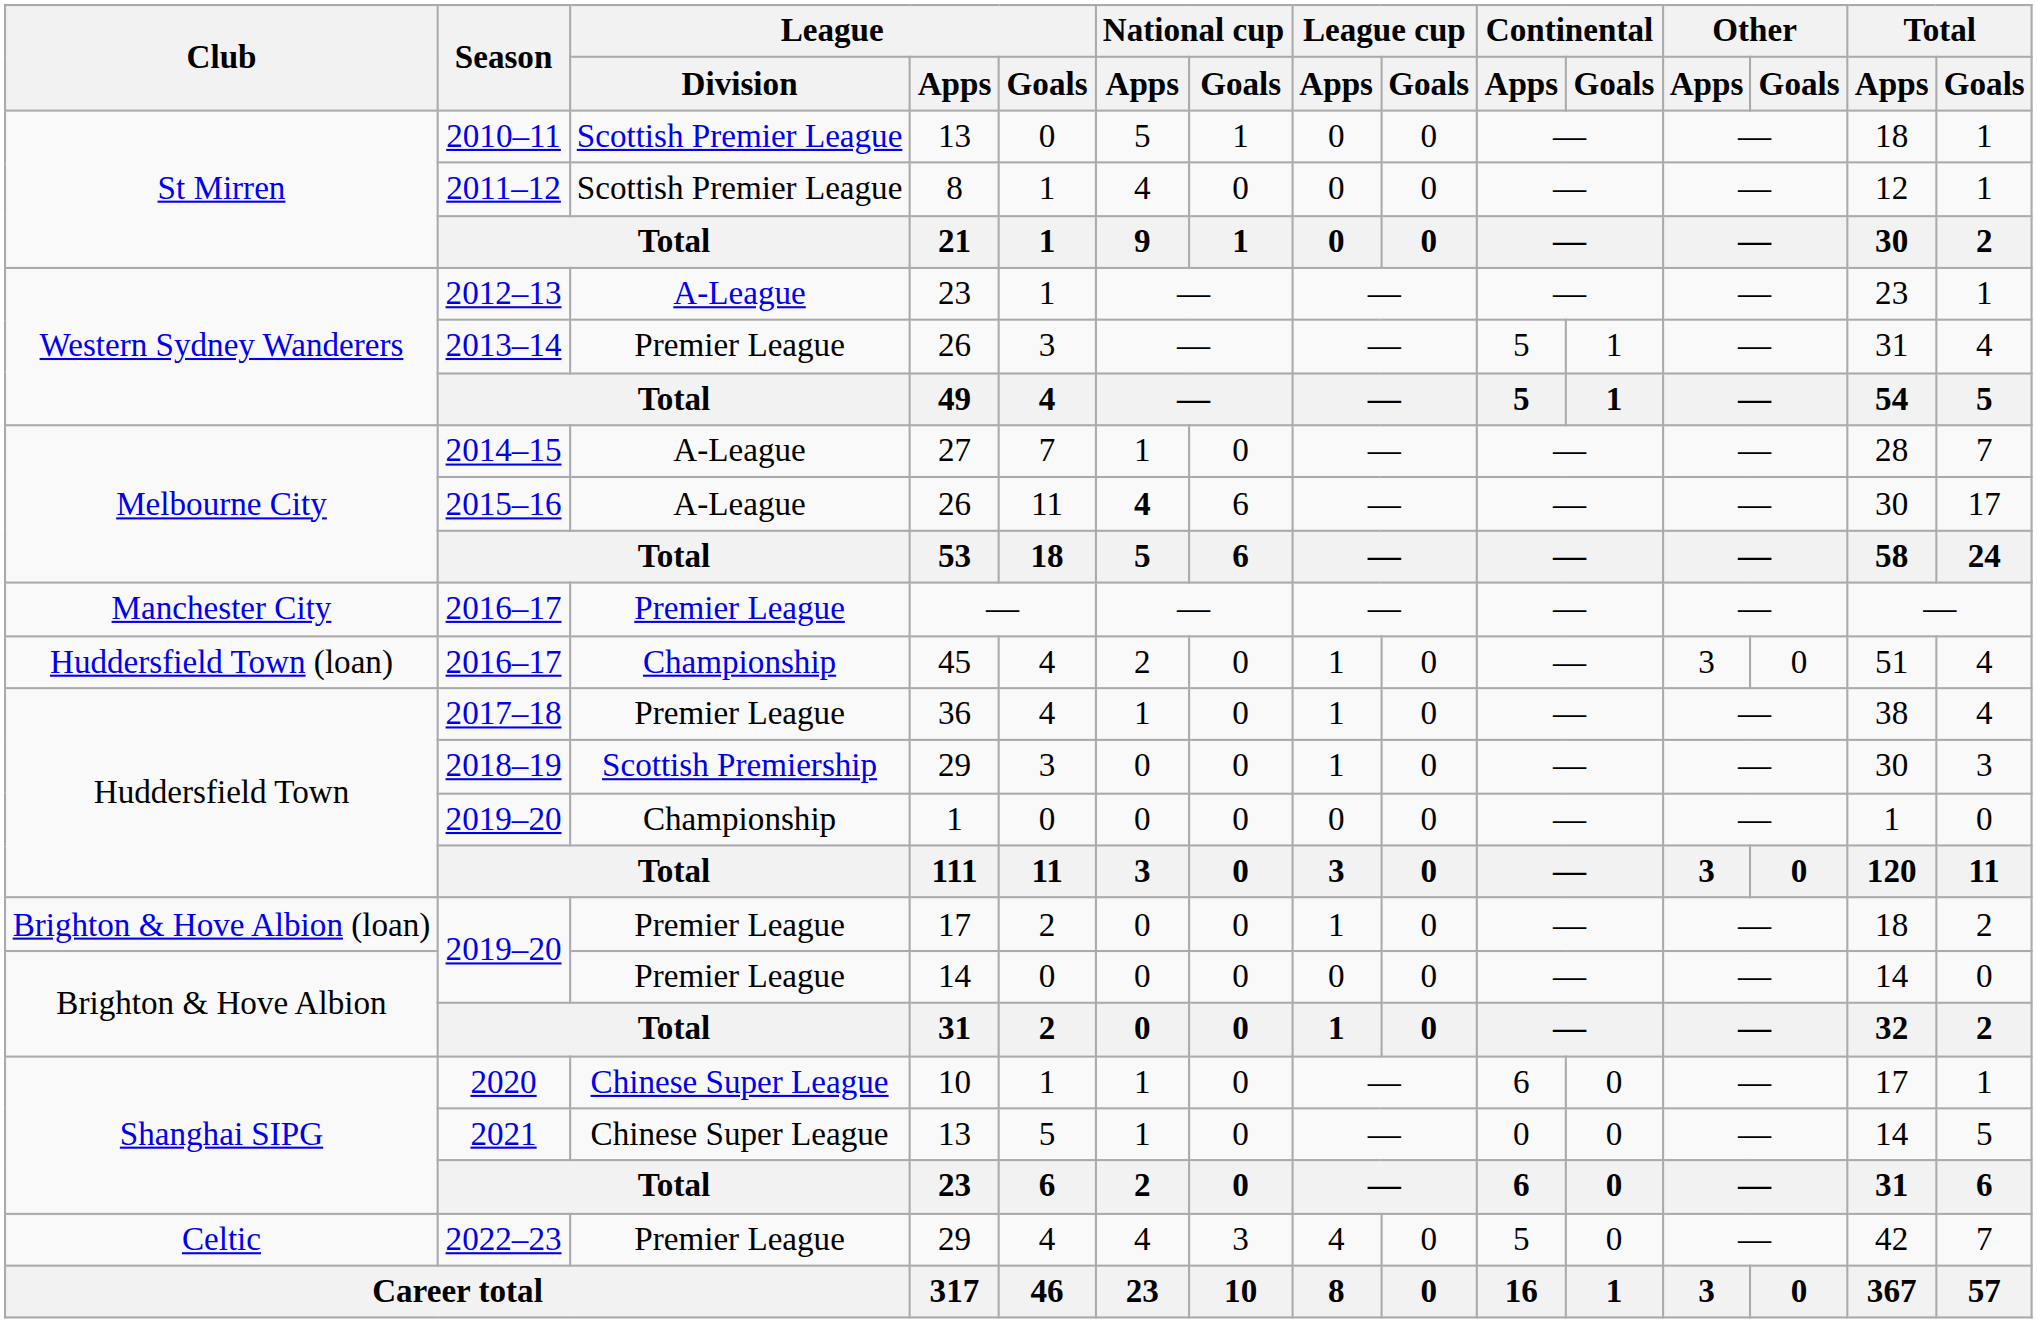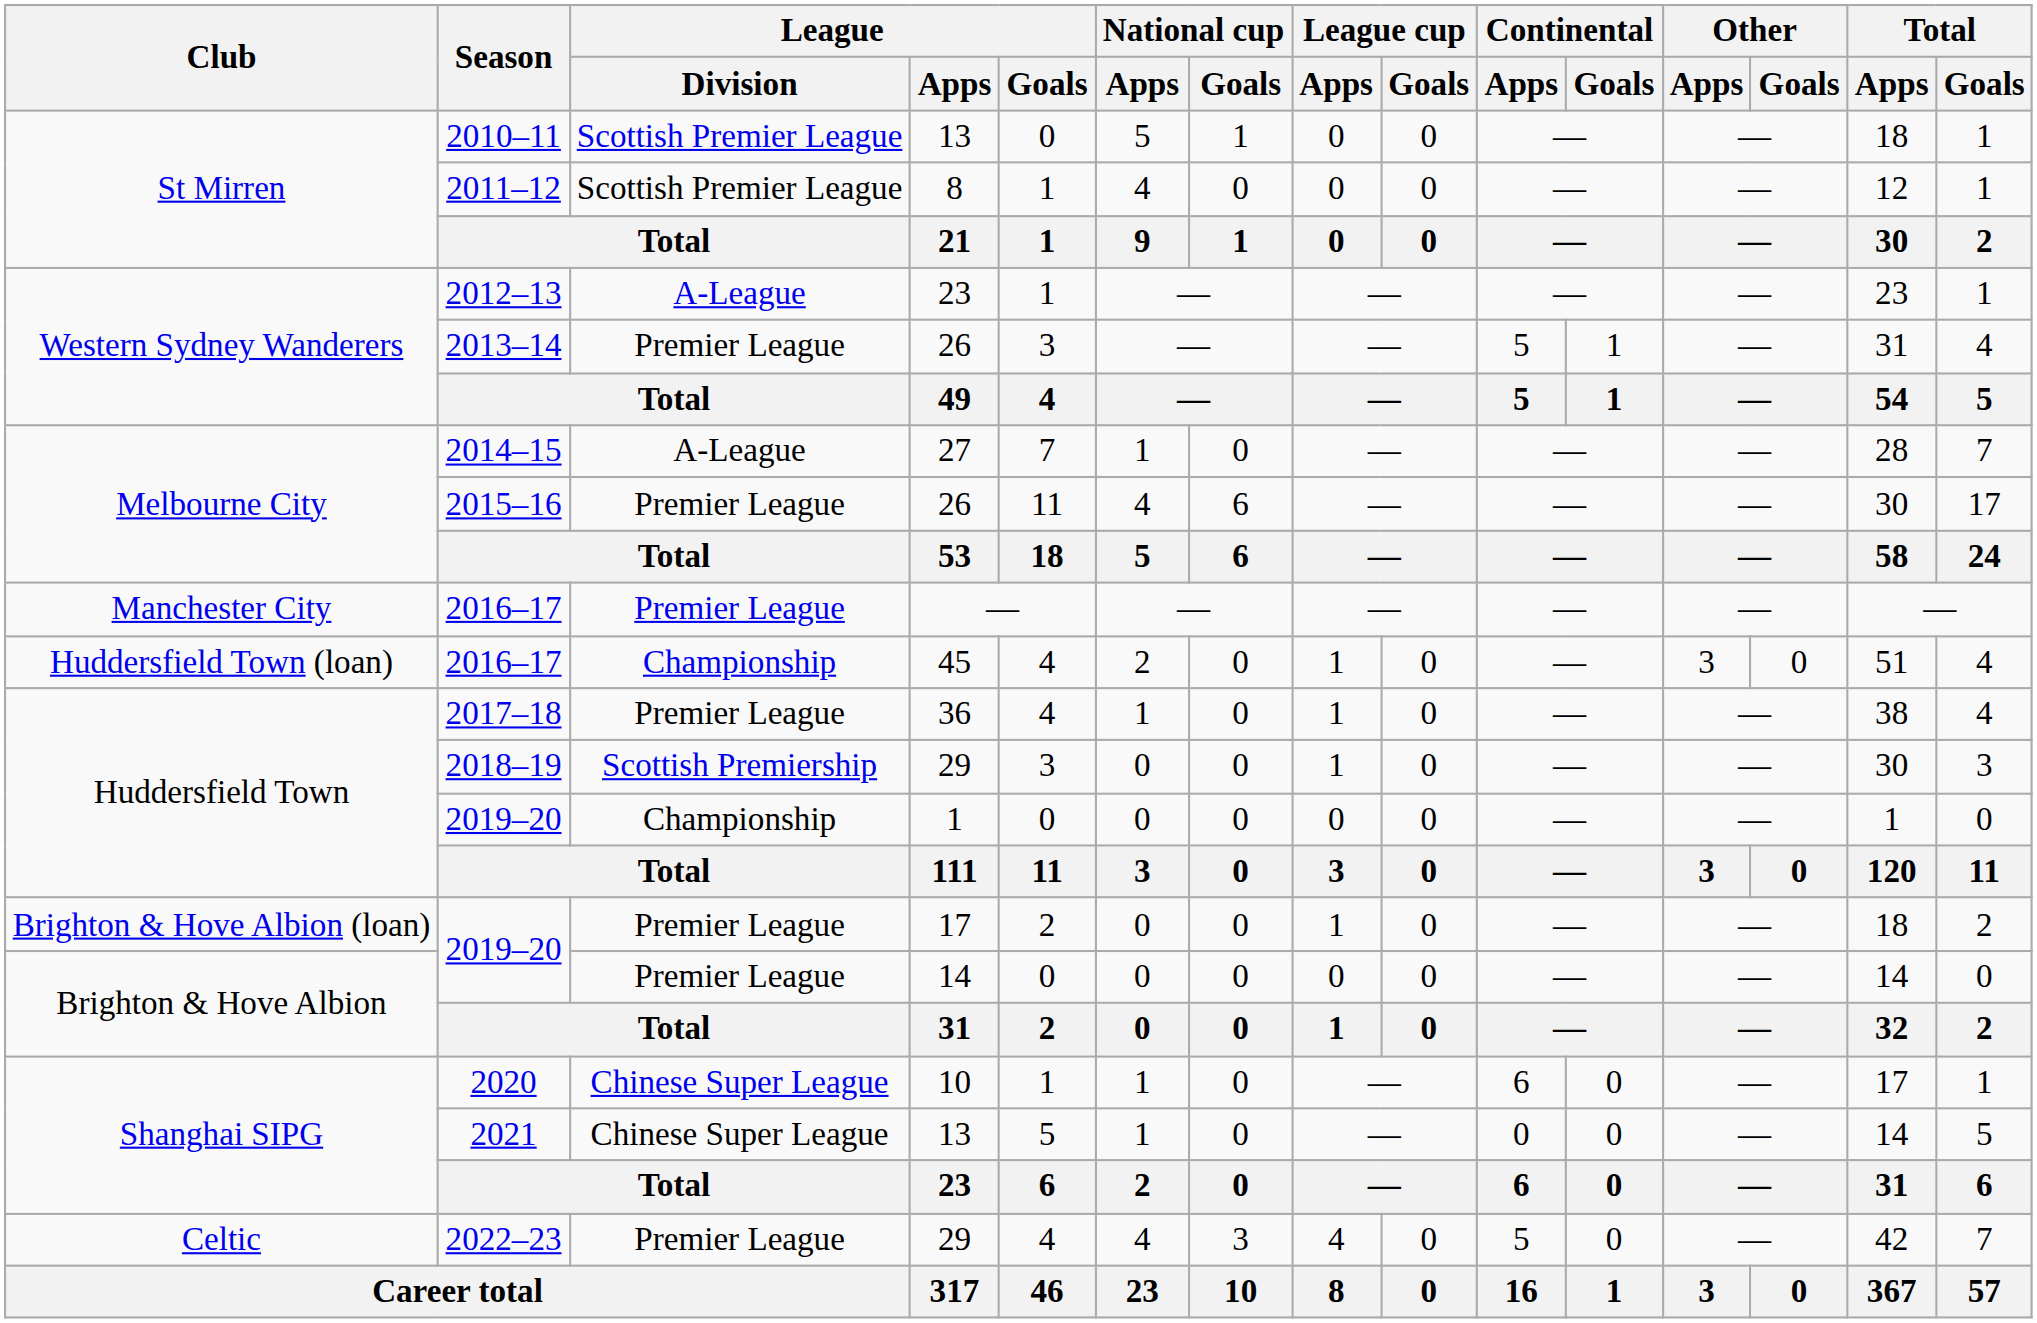(740, 503) A-League -> (740, 503) Premier League
(1142, 503) bold -> (1142, 503) normal
